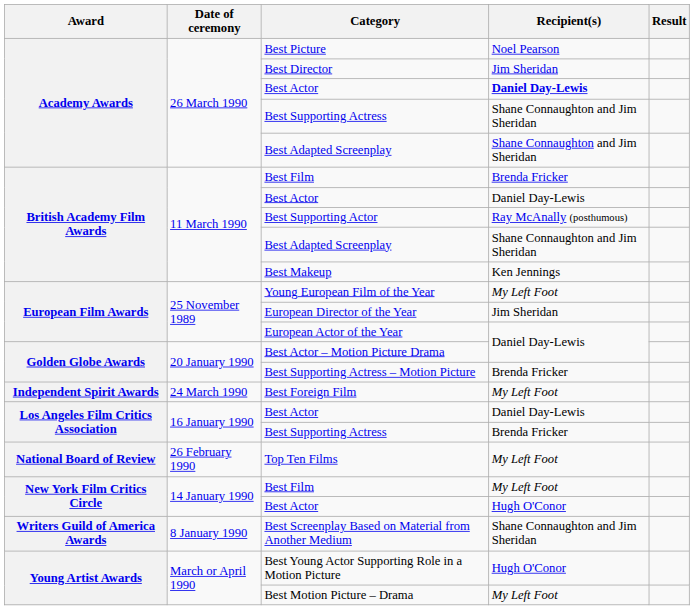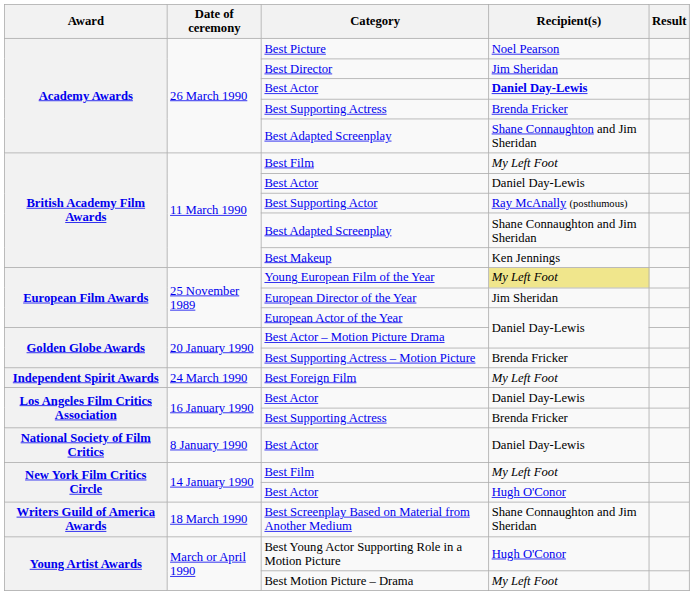(564, 116) Shane Connaughton and Jim Sheridan -> (530, 108) Brenda Fricker
(530, 177) Brenda Fricker -> (525, 163) My Left Foot
(525, 291) no background -> (525, 277) khaki background
- row: (86, 459)
+ row: (86, 445)
(209, 533) 8 January 1990 -> (209, 519) 18 March 1990
